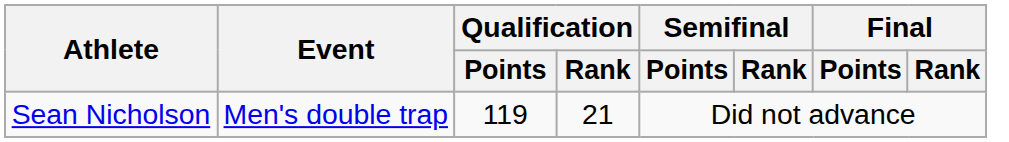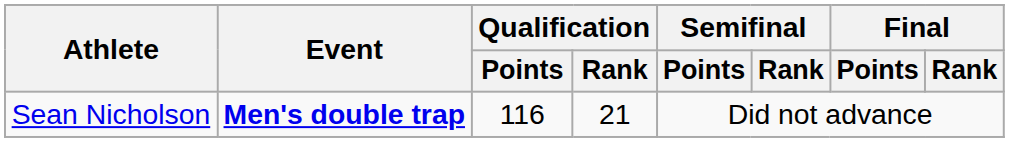(336, 115) normal -> (344, 115) bold
(505, 115) 119 -> (522, 115) 116
